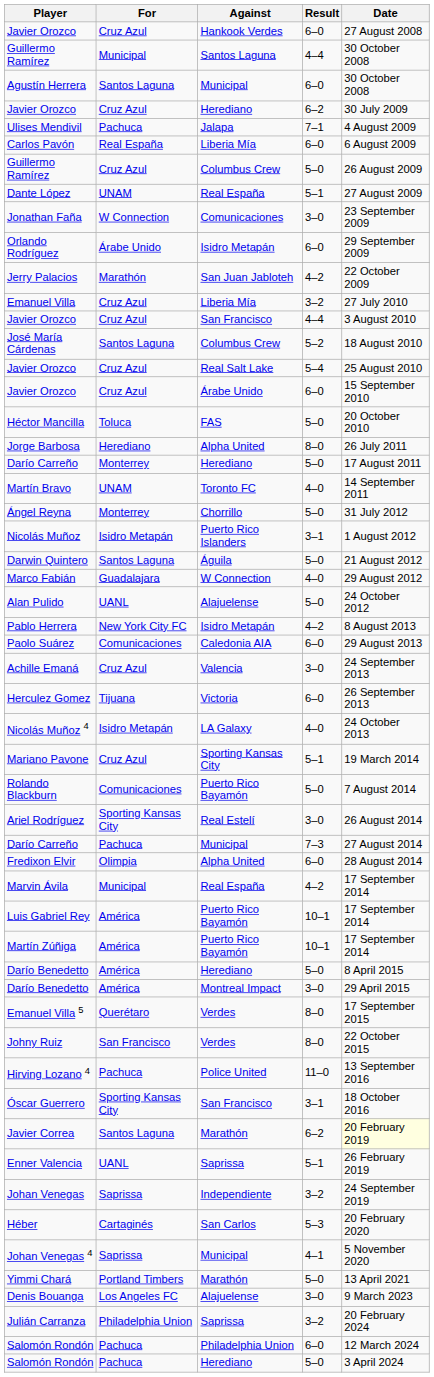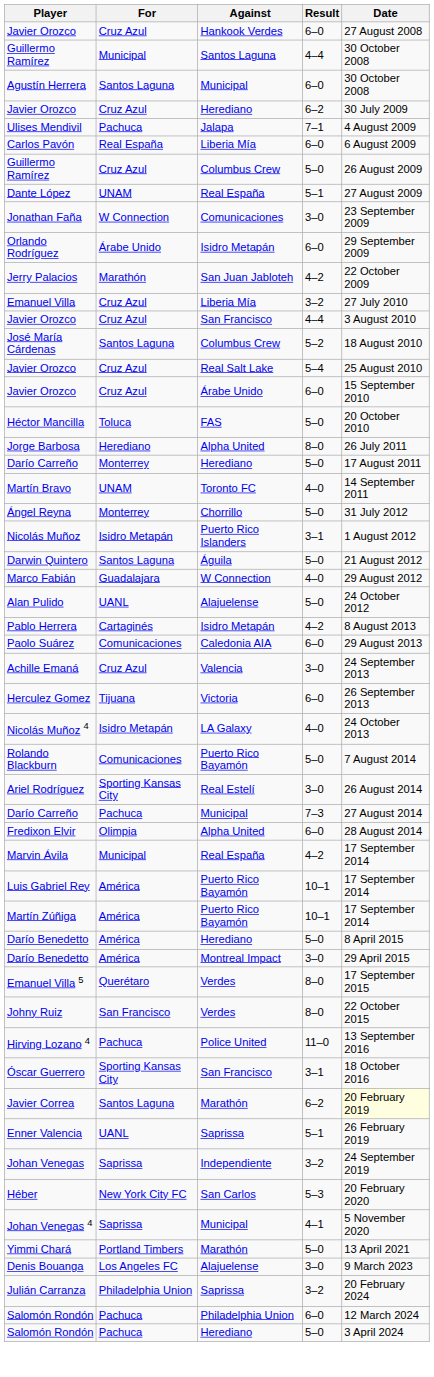(143, 626) New York City FC -> (126, 626) Cartaginés
- row: (48, 759)
(126, 1225) Cartaginés -> (143, 1194) New York City FC
